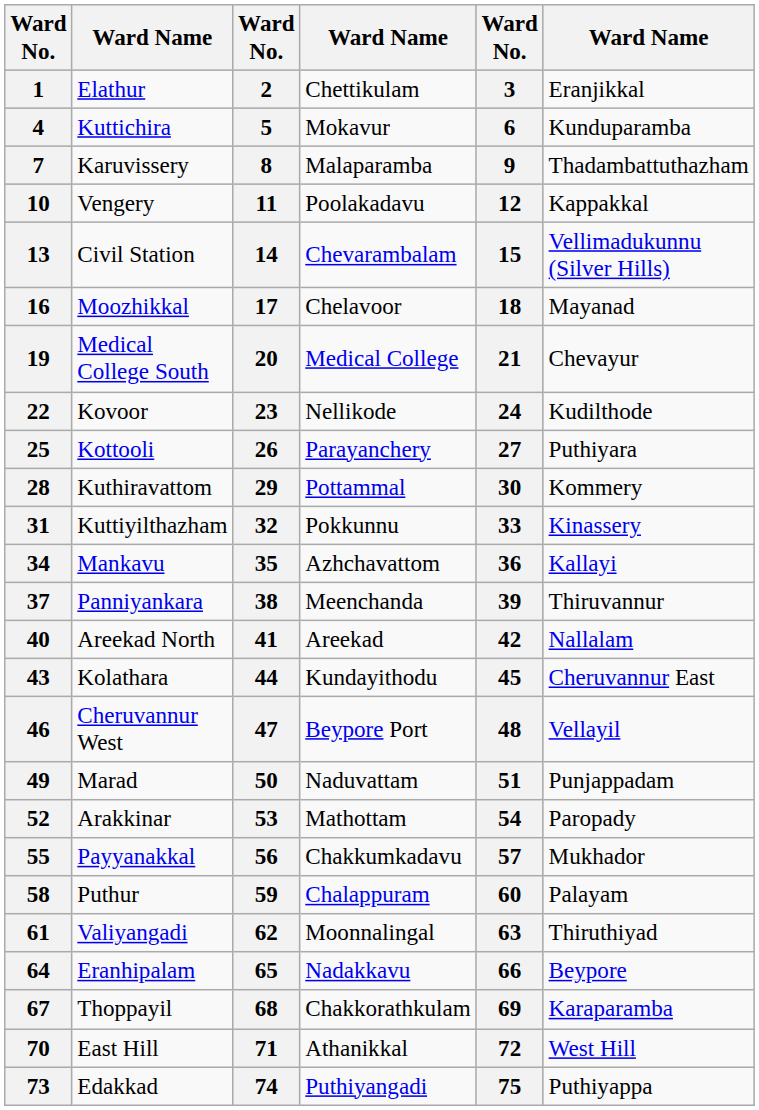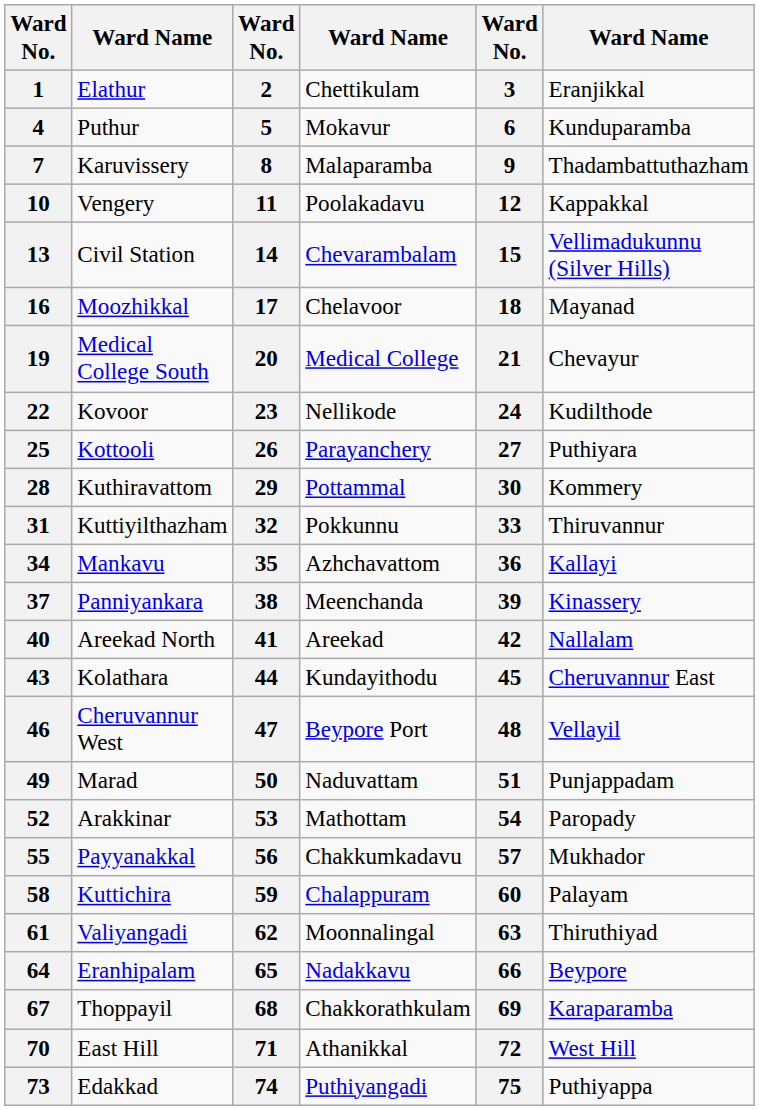(124, 127) Kuttichira -> (108, 127) Puthur
(595, 524) Kinassery -> (606, 524) Thiruvannur
(606, 601) Thiruvannur -> (595, 601) Kinassery
(108, 895) Puthur -> (124, 895) Kuttichira
